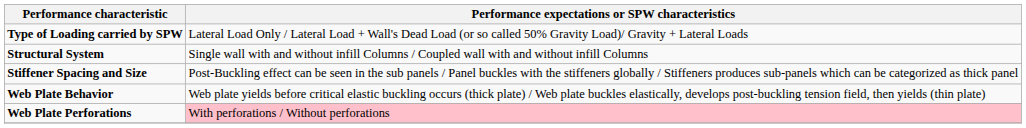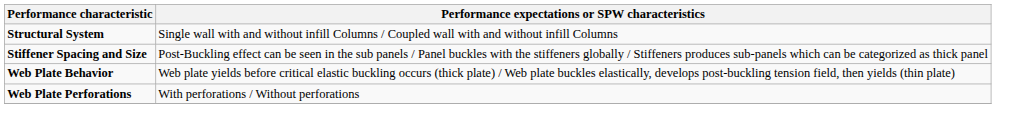- row: (95, 34)
(289, 113) pink background -> (259, 93) no background
